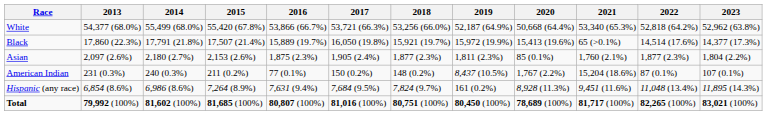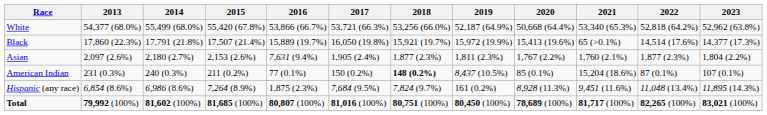(293, 58) 1,875 (2.3%) -> (293, 58) 7,631 (9.4%)
(535, 58) 85 (0.1%) -> (541, 58) 1,767 (2.2%)
(414, 73) normal -> (414, 73) bold
(541, 73) 1,767 (2.2%) -> (535, 73) 85 (0.1%)
(293, 88) 7,631 (9.4%) -> (293, 88) 1,875 (2.3%)
